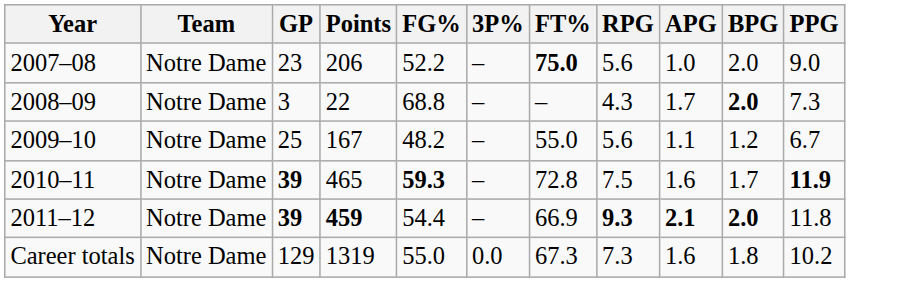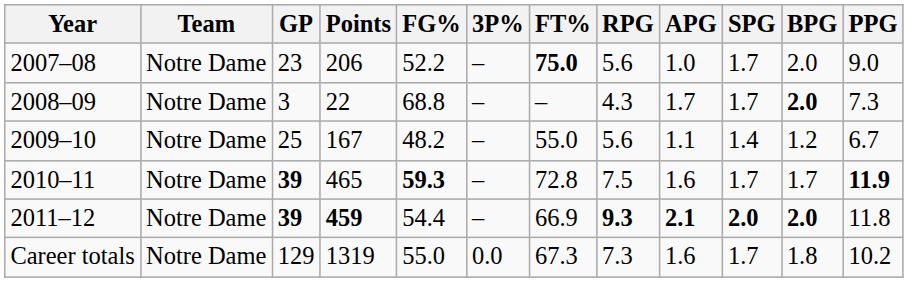+ column: (752, 23)
